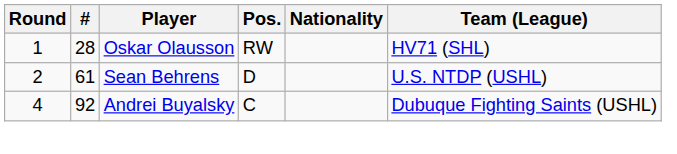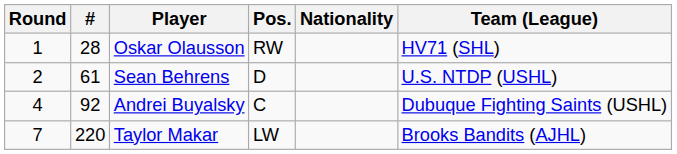+ row: (166, 134)
